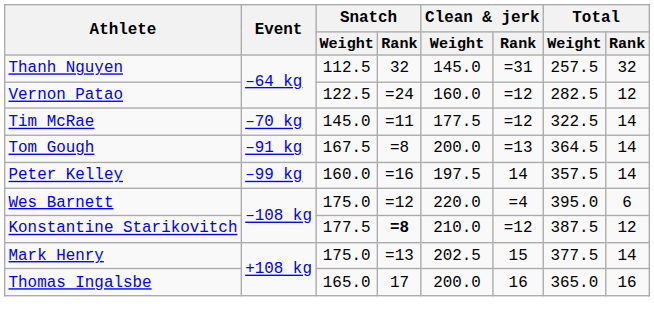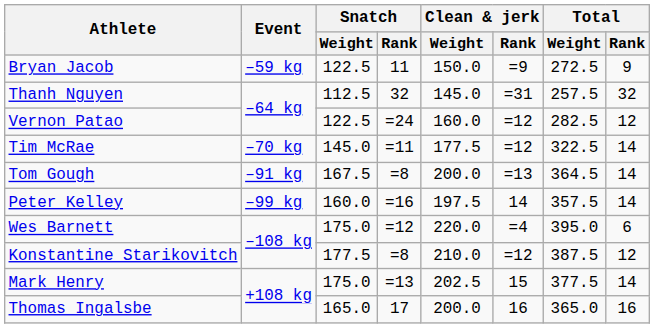+ row: (61, 68)
(399, 229) bold -> (399, 255) normal
